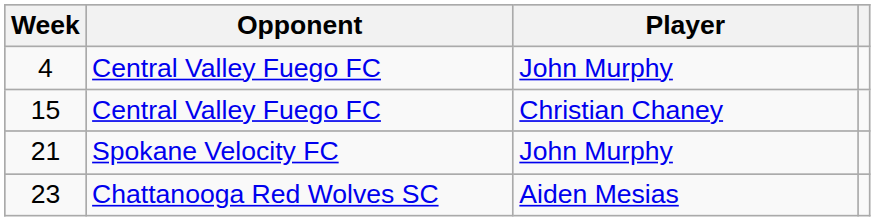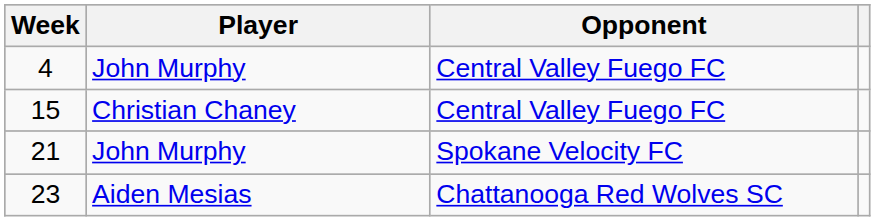columns swapped: (685, 25) <-> (300, 25)
